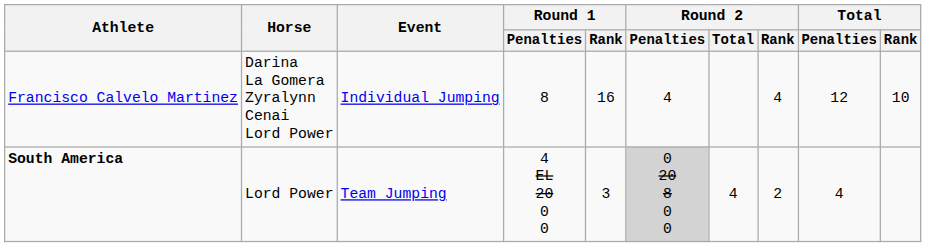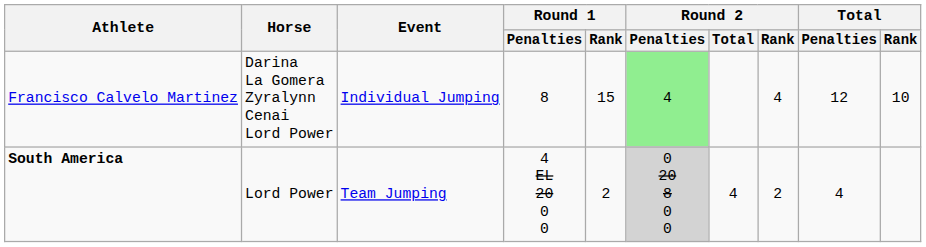(606, 99) 16 -> (606, 99) 15
(667, 99) no background -> (667, 99) lightgreen background
(606, 194) 3 -> (606, 194) 2
